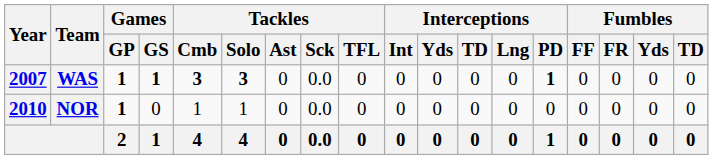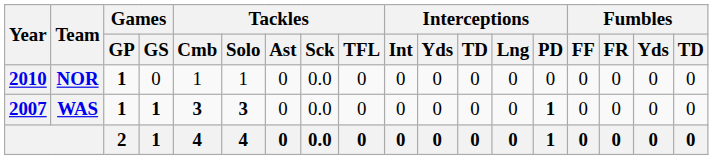rows swapped: (78, 79) <-> (78, 109)
